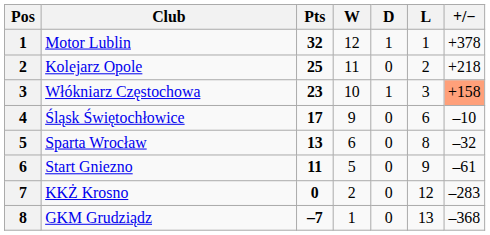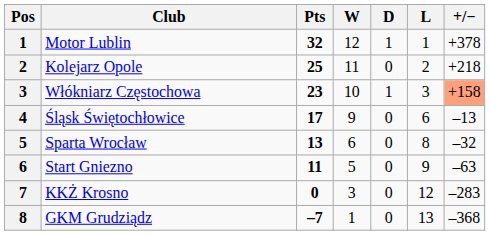(464, 117) –10 -> (464, 117) –13
(464, 167) –61 -> (464, 167) –63
(352, 192) 2 -> (352, 192) 3
